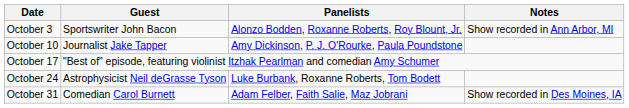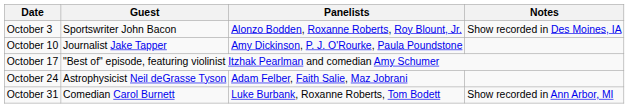(540, 29) Show recorded in Ann Arbor, MI -> (544, 29) Show recorded in Des Moines, IA
(336, 78) Luke Burbank, Roxanne Roberts, Tom Bodett -> (319, 78) Adam Felber, Faith Salie, Maz Jobrani
(319, 95) Adam Felber, Faith Salie, Maz Jobrani -> (336, 95) Luke Burbank, Roxanne Roberts, Tom Bodett
(544, 95) Show recorded in Des Moines, IA -> (540, 95) Show recorded in Ann Arbor, MI
